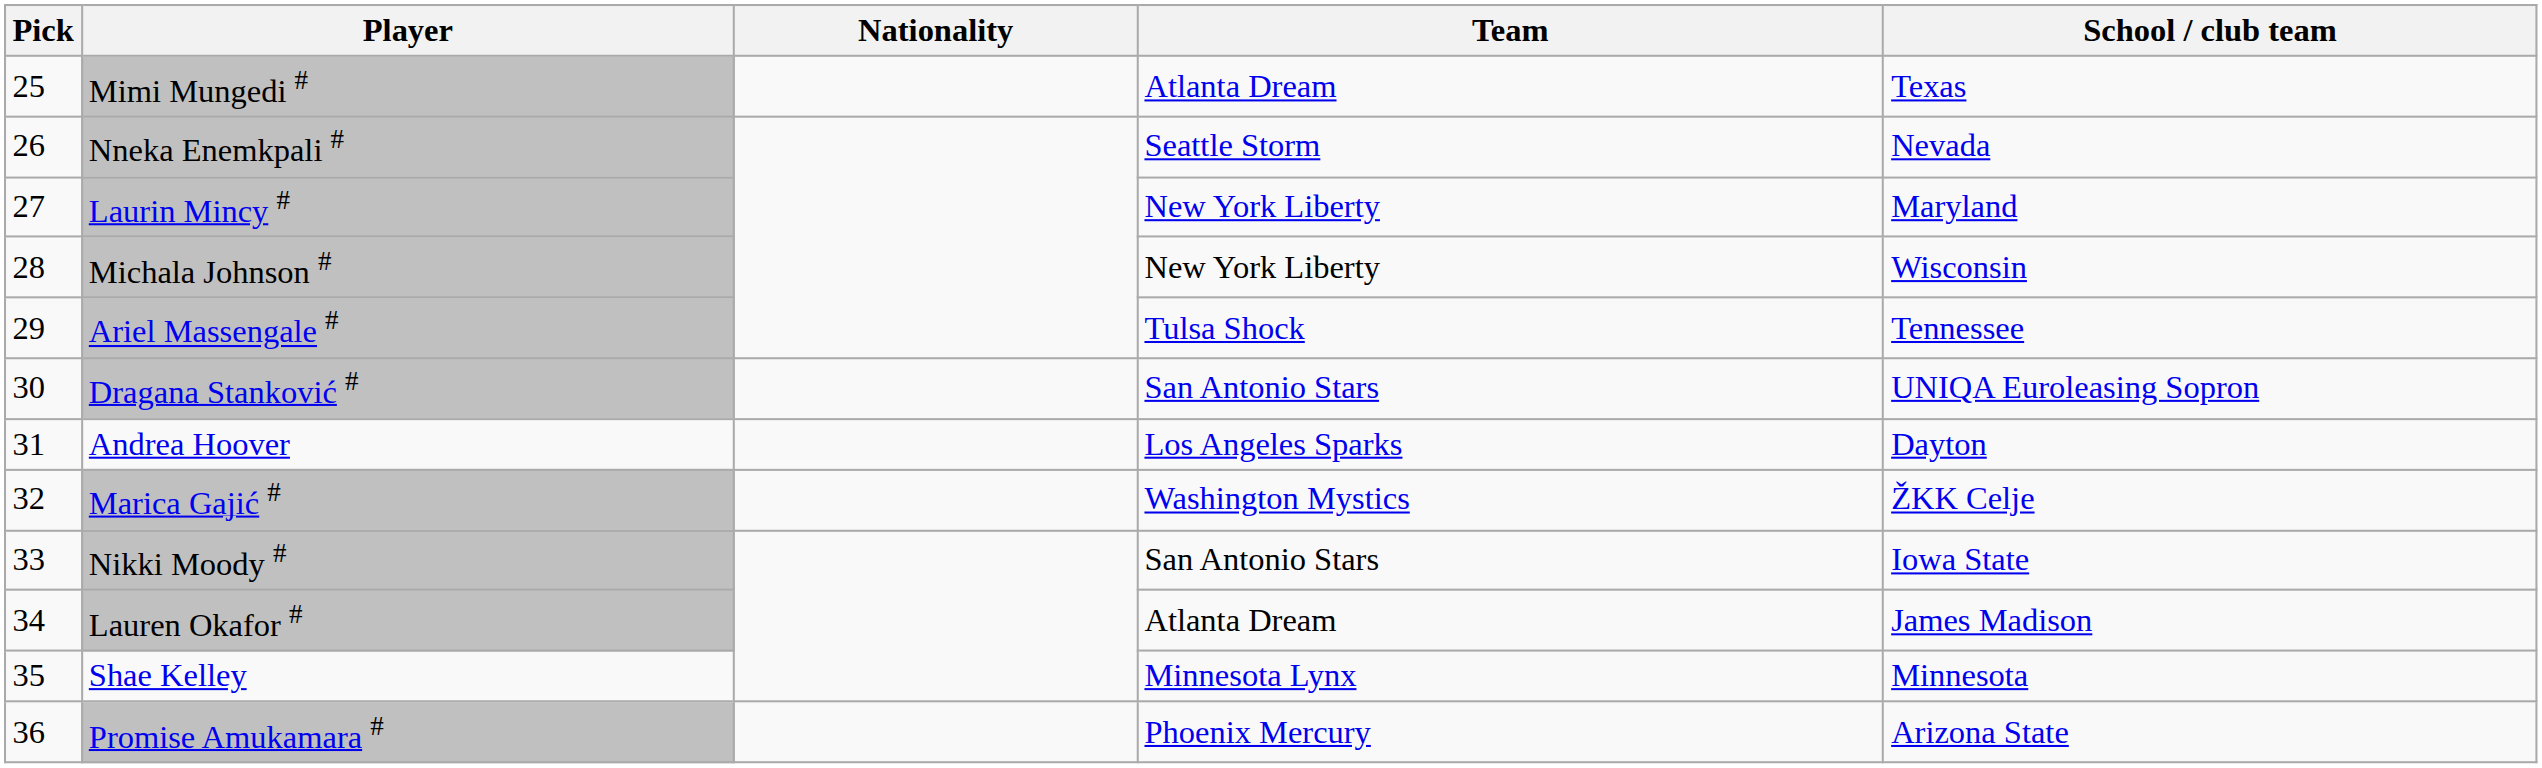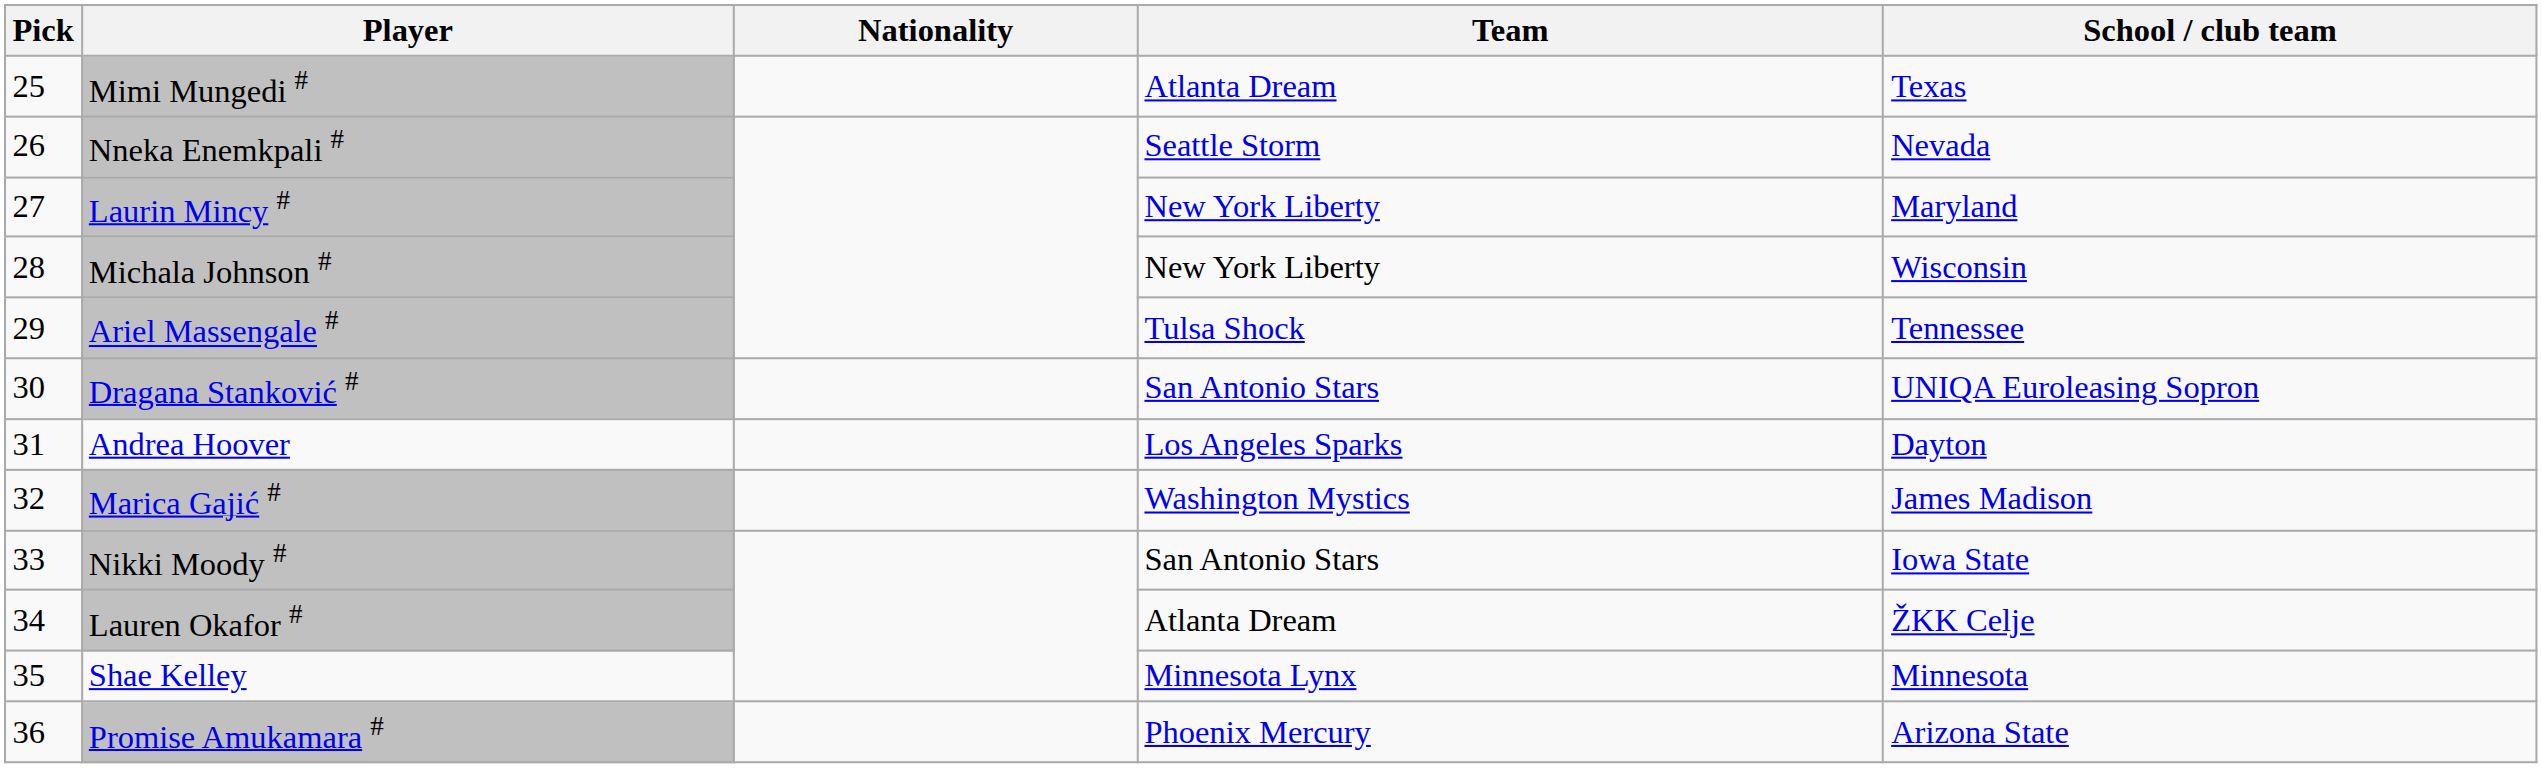(1963, 499) ŽKK Celje -> (1992, 499) James Madison
(1992, 620) James Madison -> (1963, 620) ŽKK Celje
